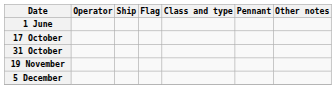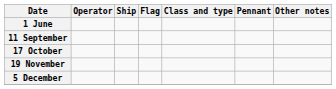+ row: (38, 38)
- row: (38, 51)
